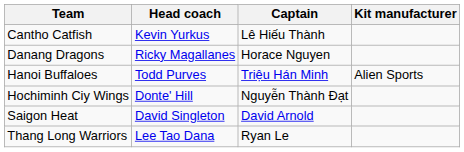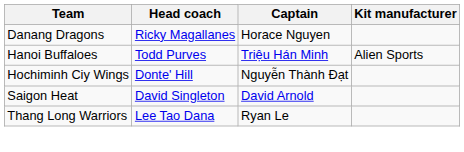- row: (50, 34)
